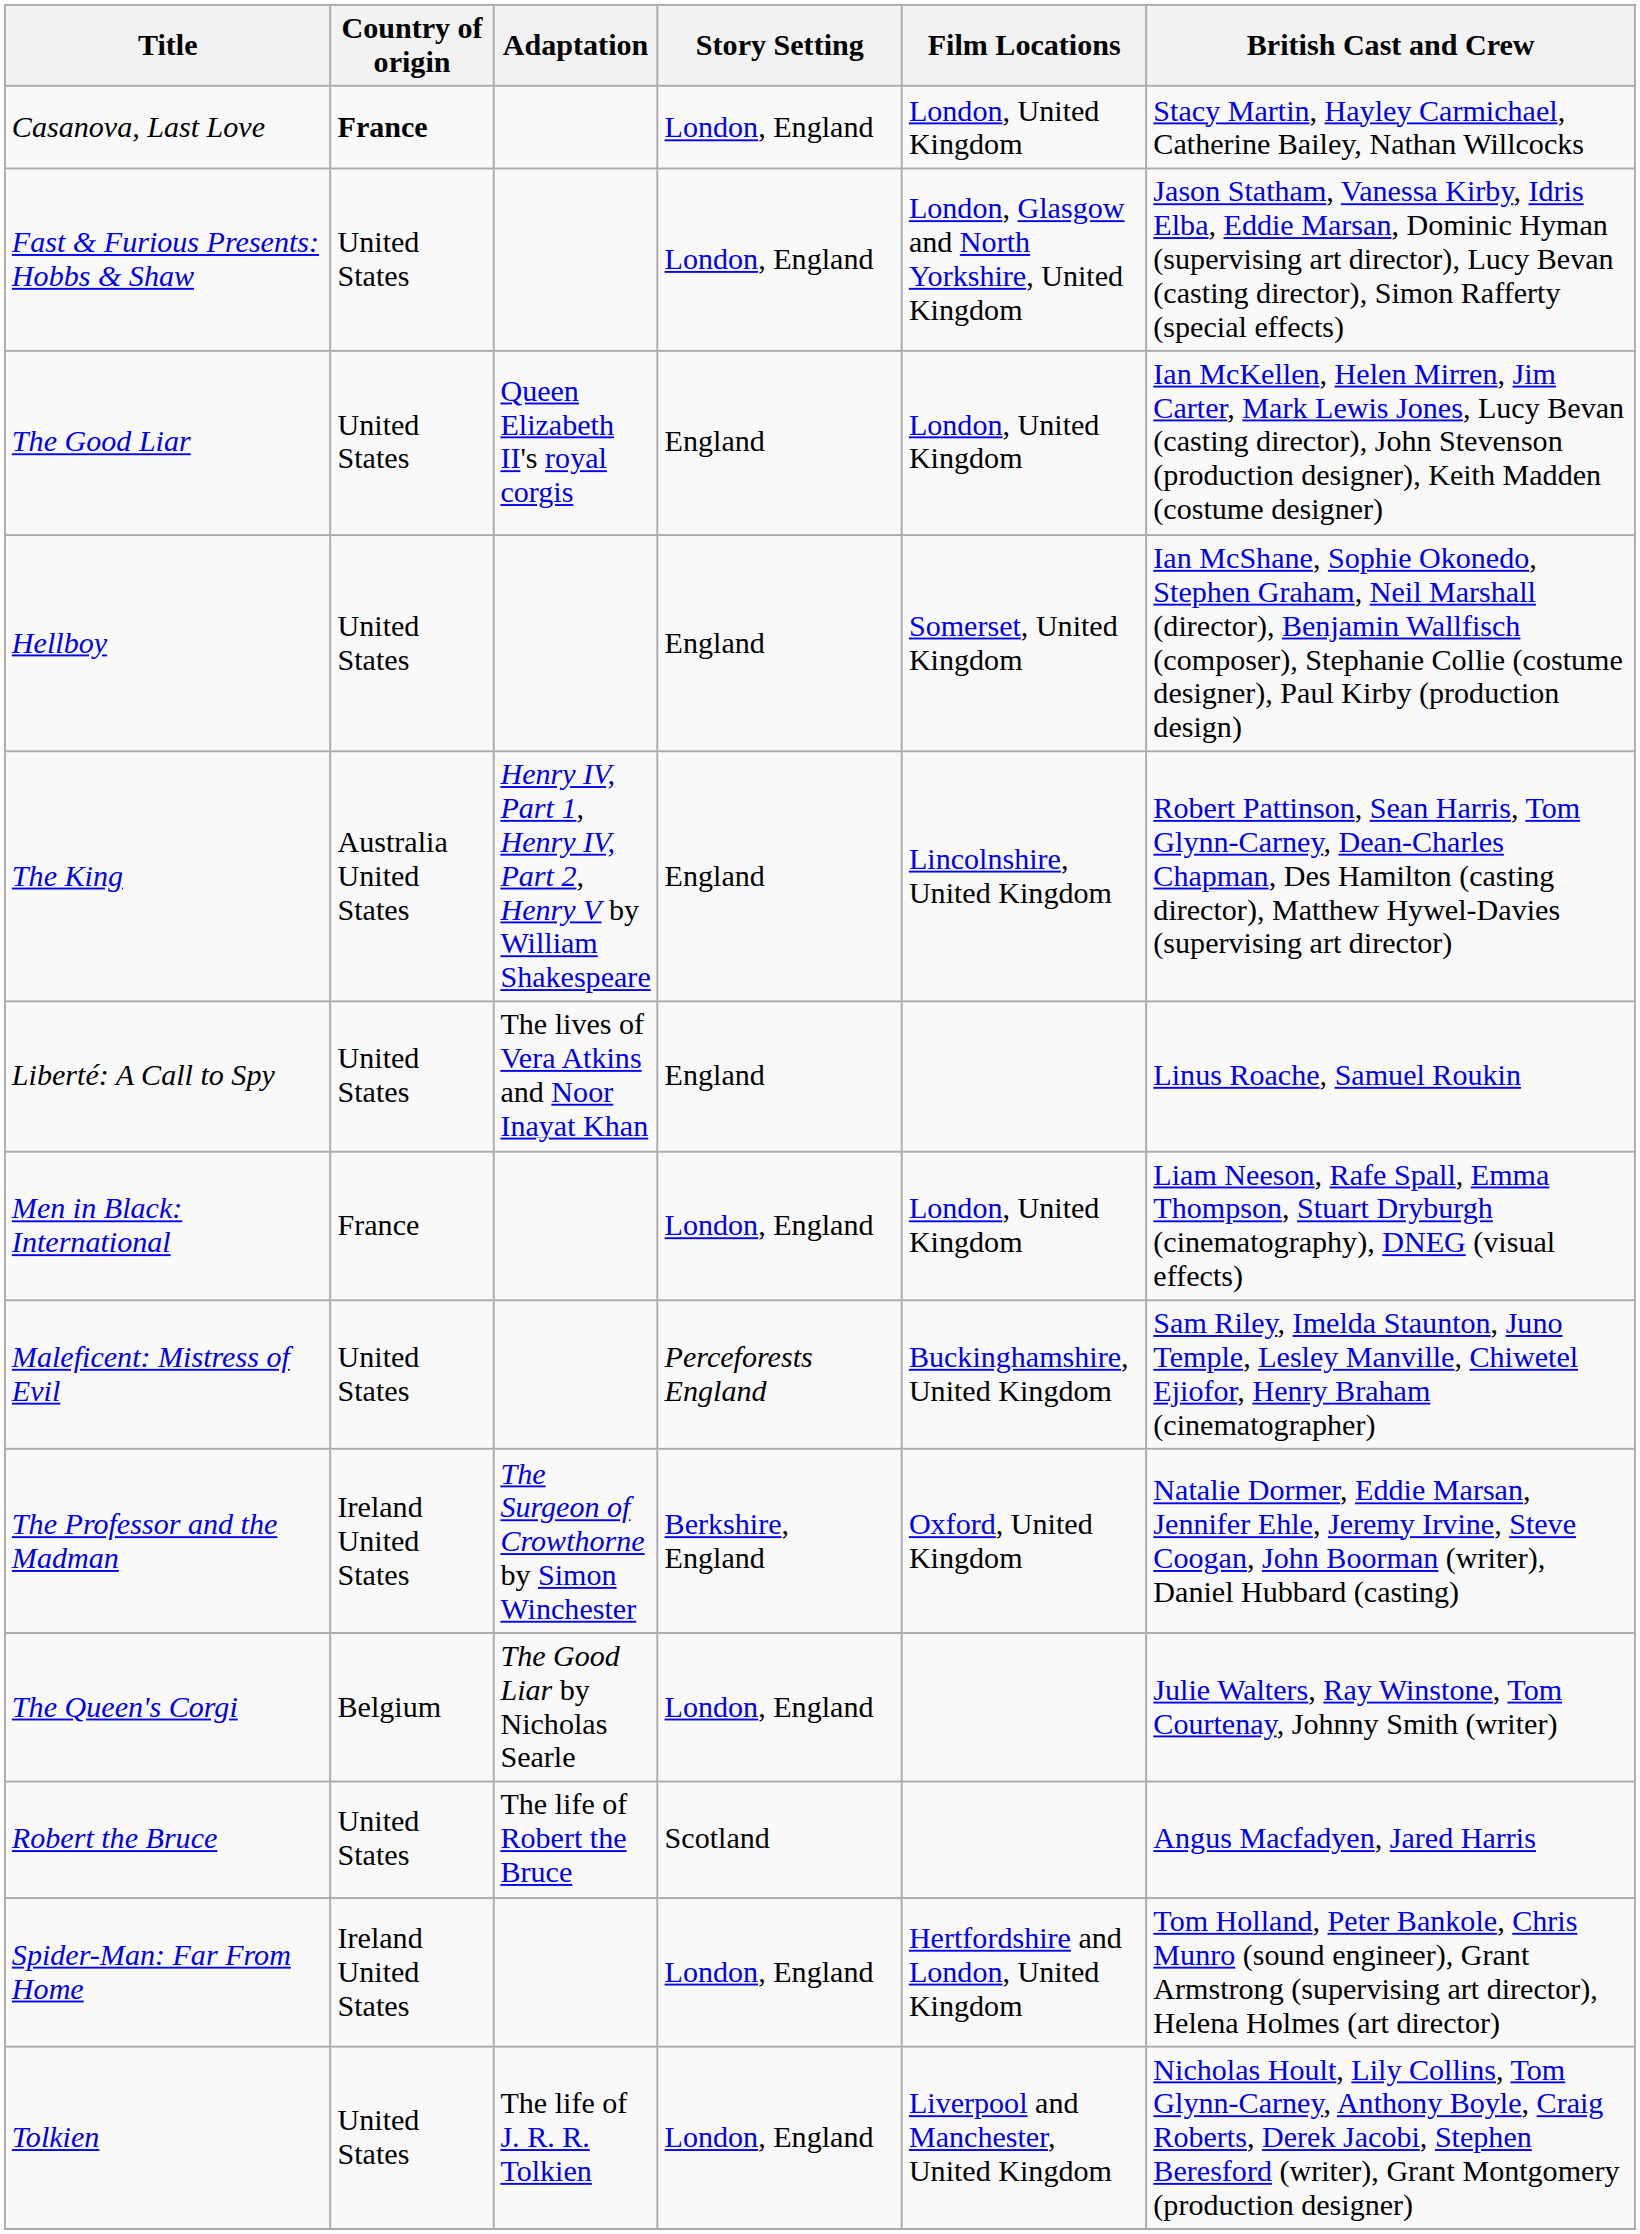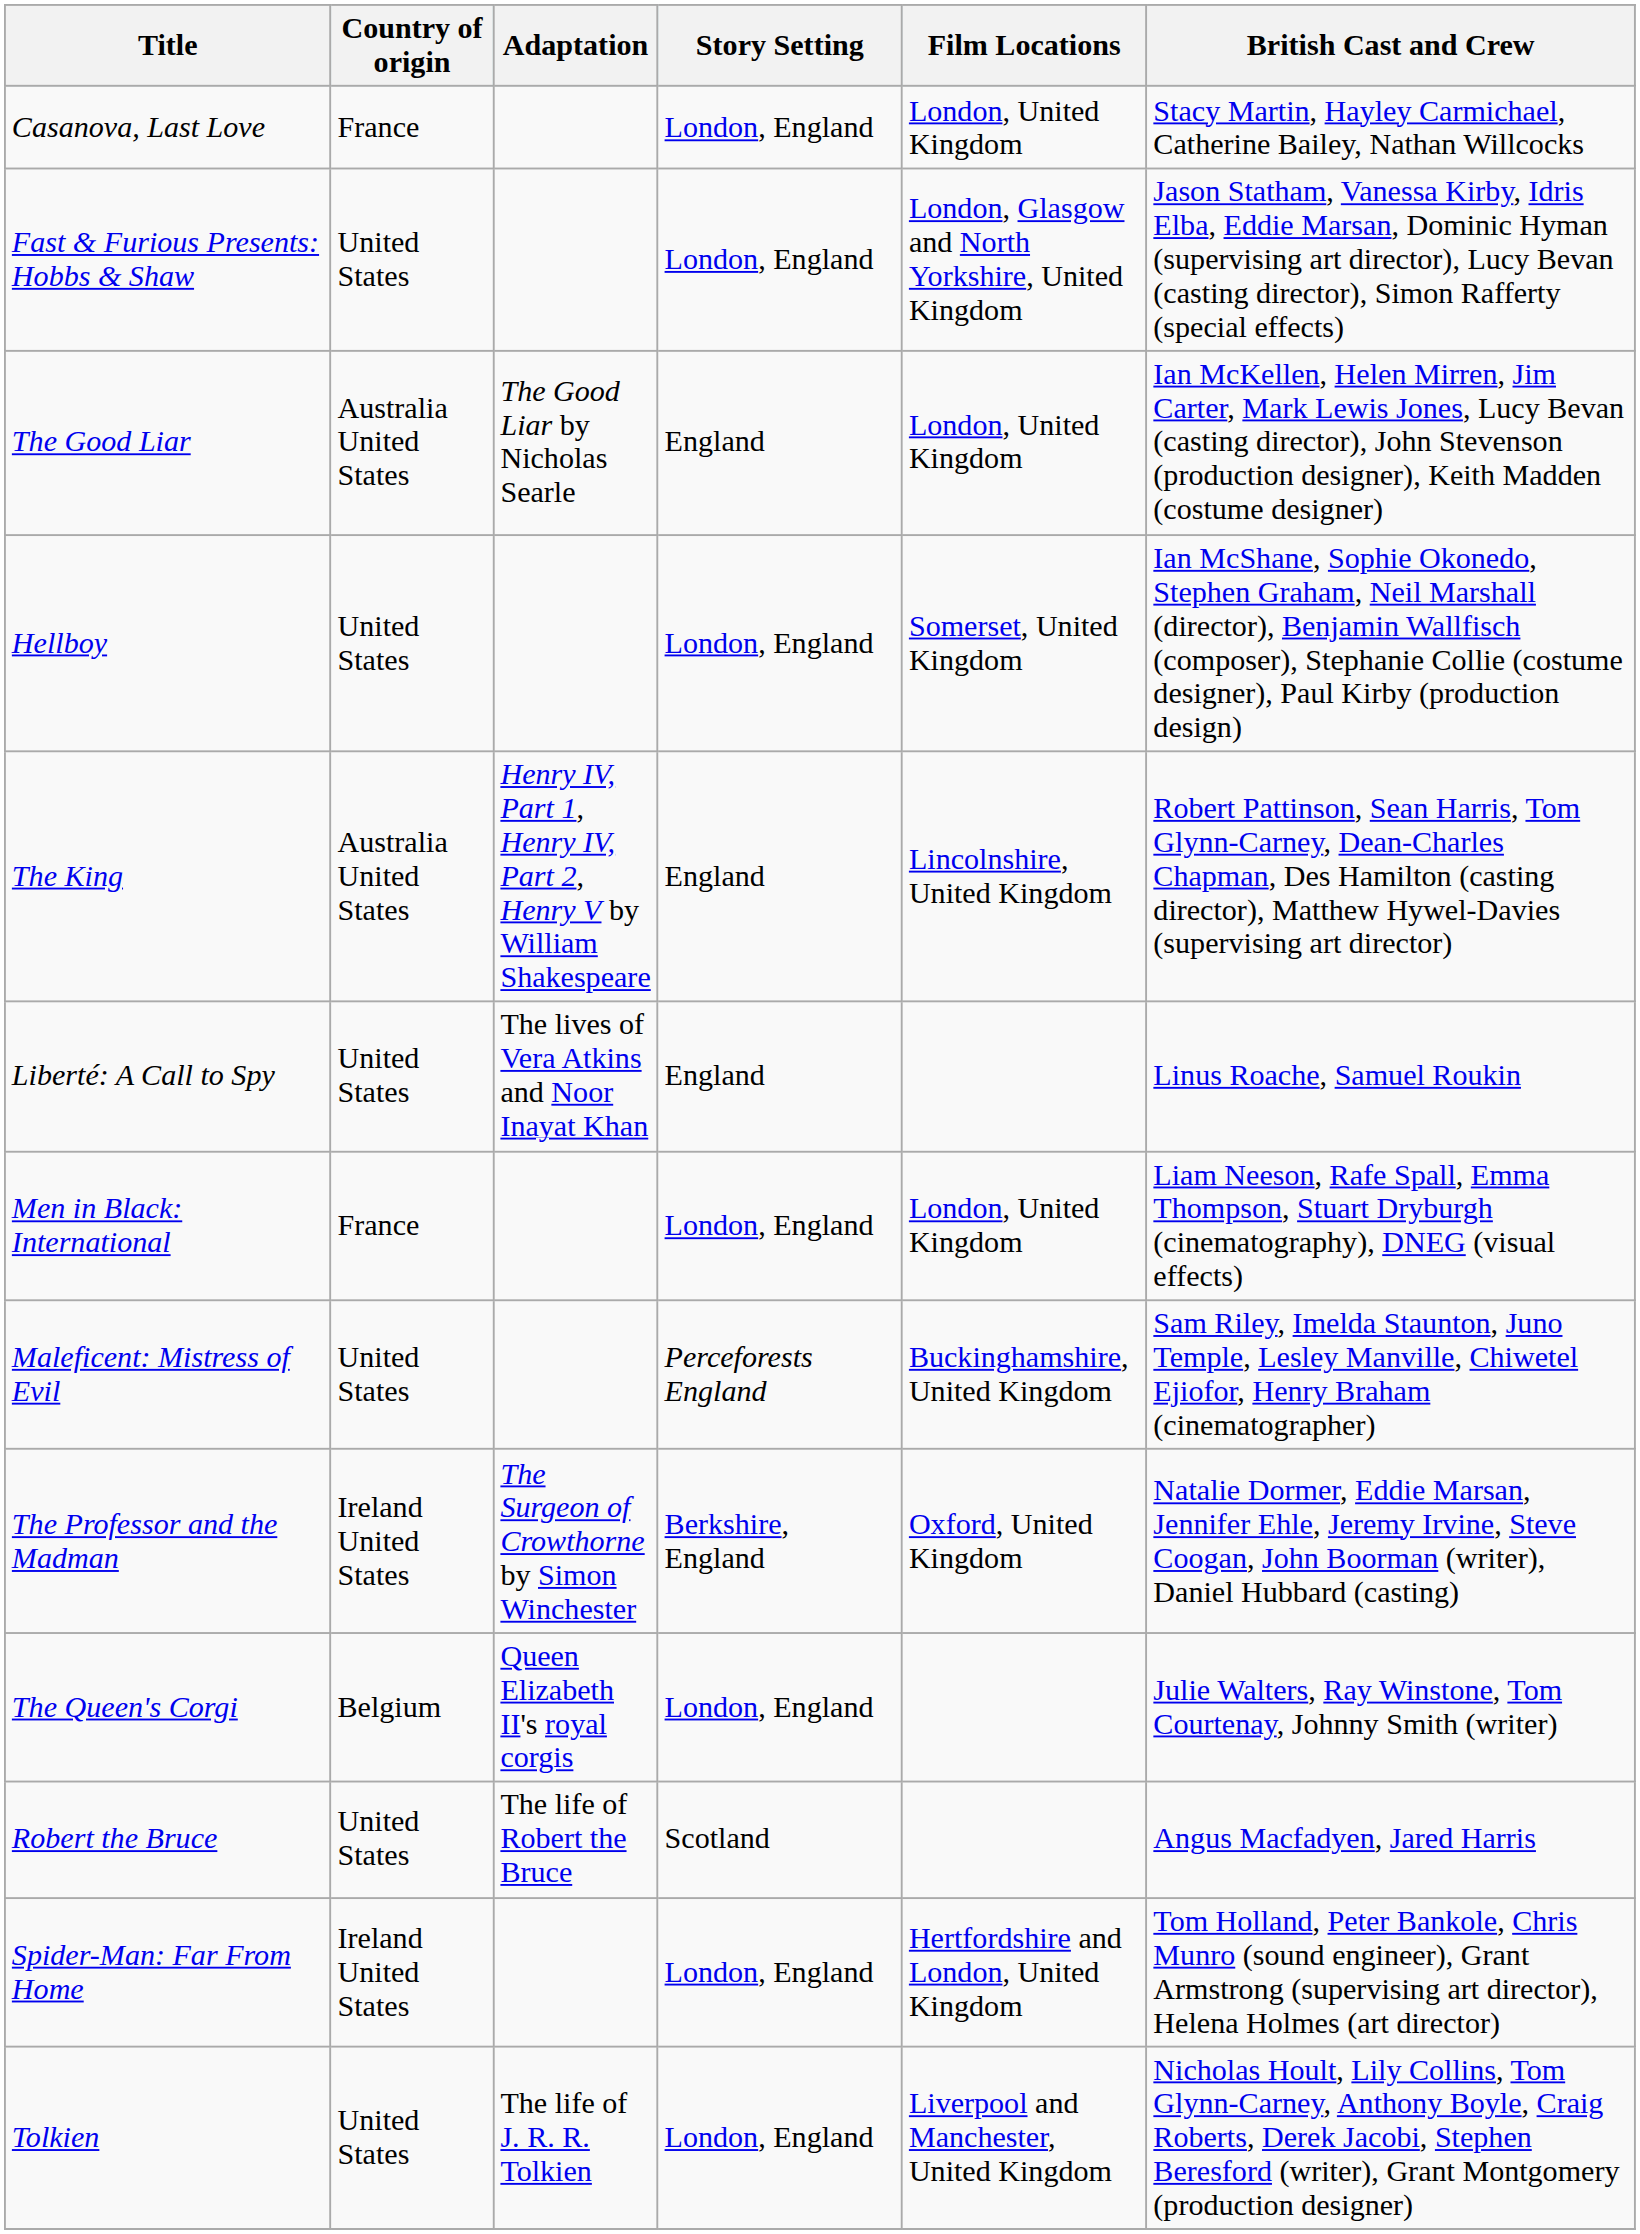(383, 126) bold -> (378, 126) normal
(378, 442) United States -> (393, 442) Australia United States
(557, 442) Queen Elizabeth II's royal corgis -> (560, 442) The Good Liar by Nicholas Searle
(715, 642) England -> (769, 642) London, England
(560, 1706) The Good Liar by Nicholas Searle -> (557, 1706) Queen Elizabeth II's royal corgis
